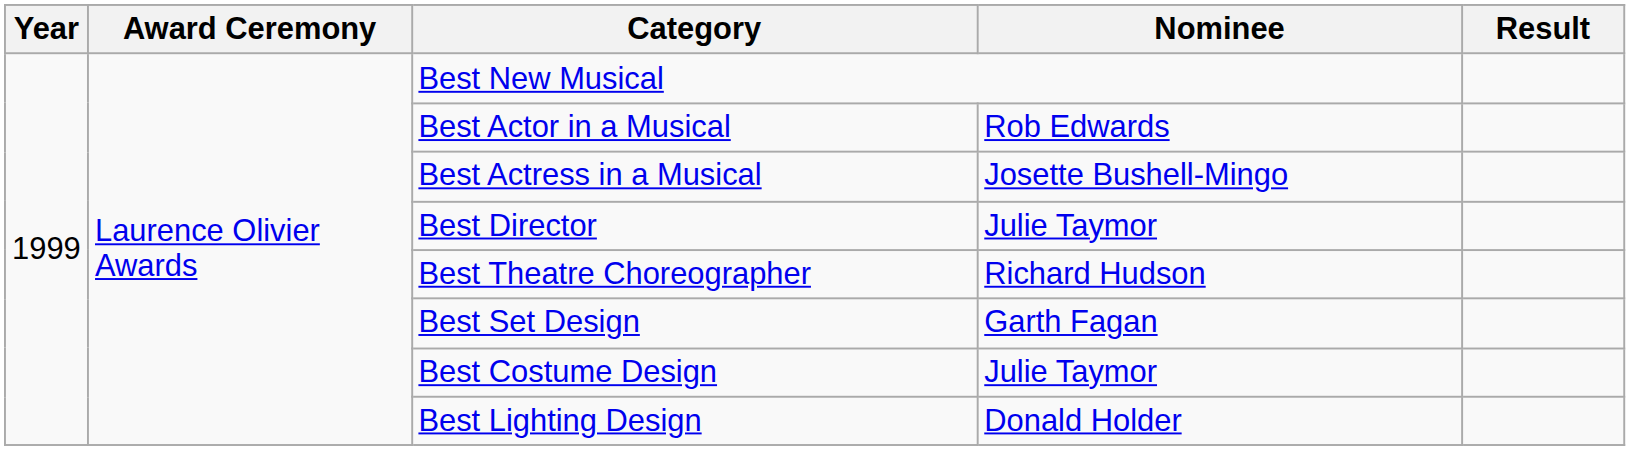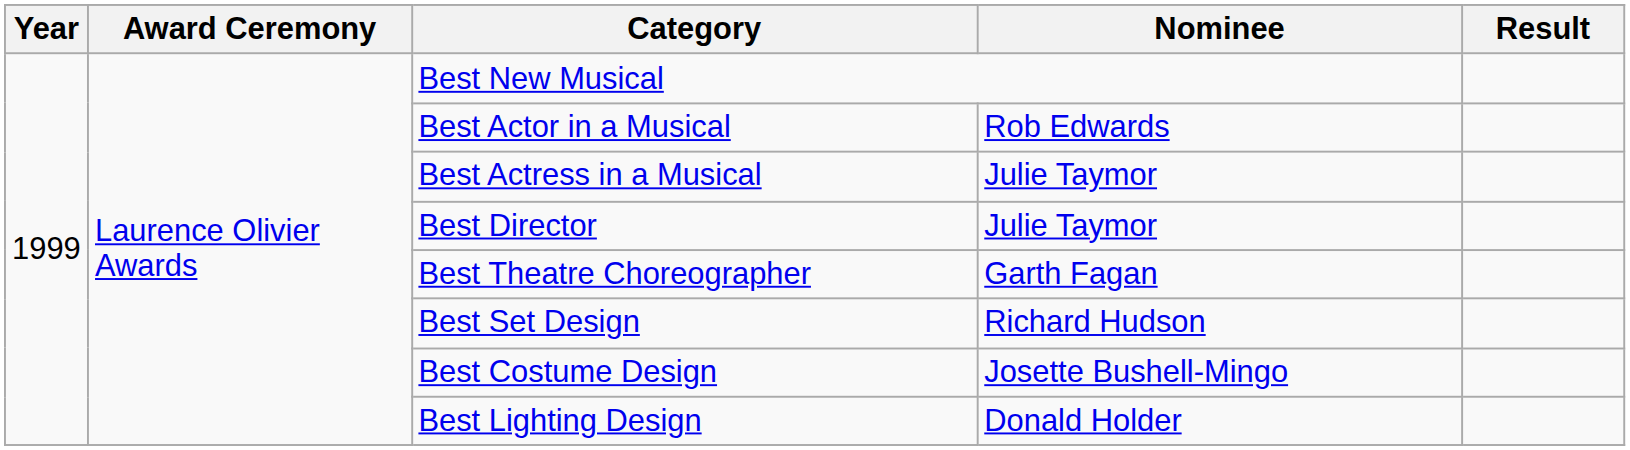(1136, 175) Josette Bushell-Mingo -> (1071, 175) Julie Taymor
(1095, 273) Richard Hudson -> (1071, 273) Garth Fagan
(1071, 322) Garth Fagan -> (1095, 322) Richard Hudson
(1071, 371) Julie Taymor -> (1136, 371) Josette Bushell-Mingo
